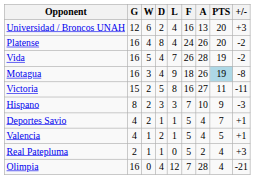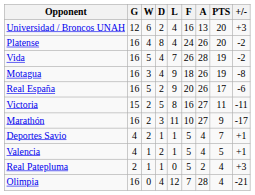(221, 74) lightblue background -> (221, 74) no background
+ row: (31, 89)
- row: (23, 105)
+ row: (26, 120)
